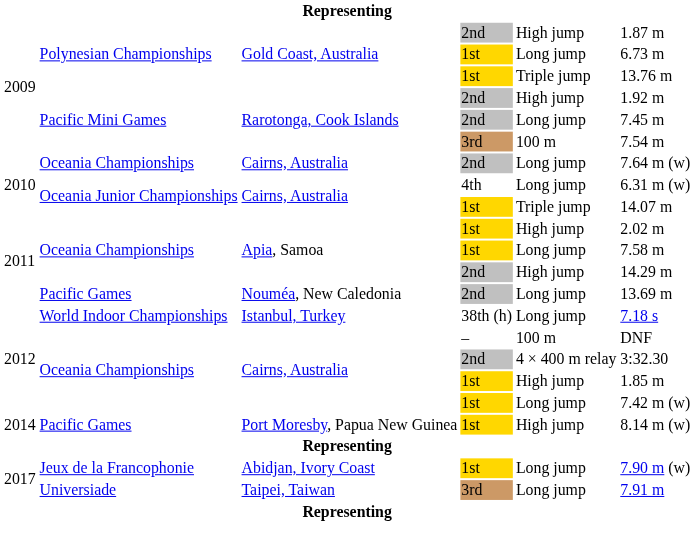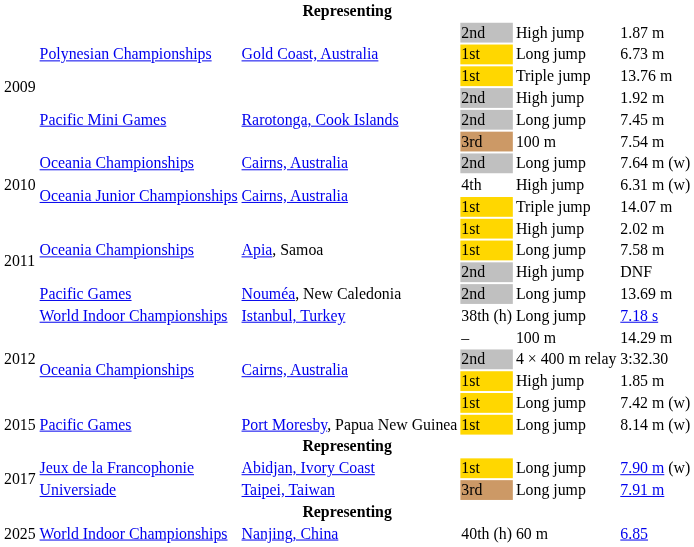(551, 185) Long jump -> (550, 185) High jump
(646, 272) 14.29 m -> (636, 272) DNF
(636, 337) DNF -> (646, 337) 14.29 m
(20, 424) 2014 -> (20, 424) 2015
(550, 424) High jump -> (551, 424) Long jump
+ row: (290, 533)
